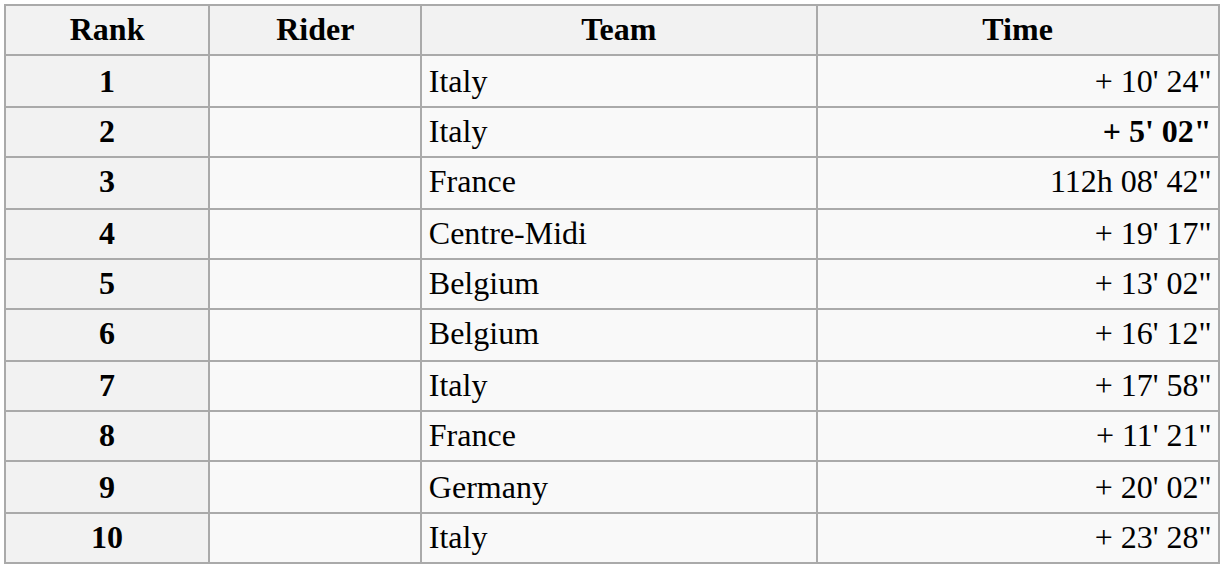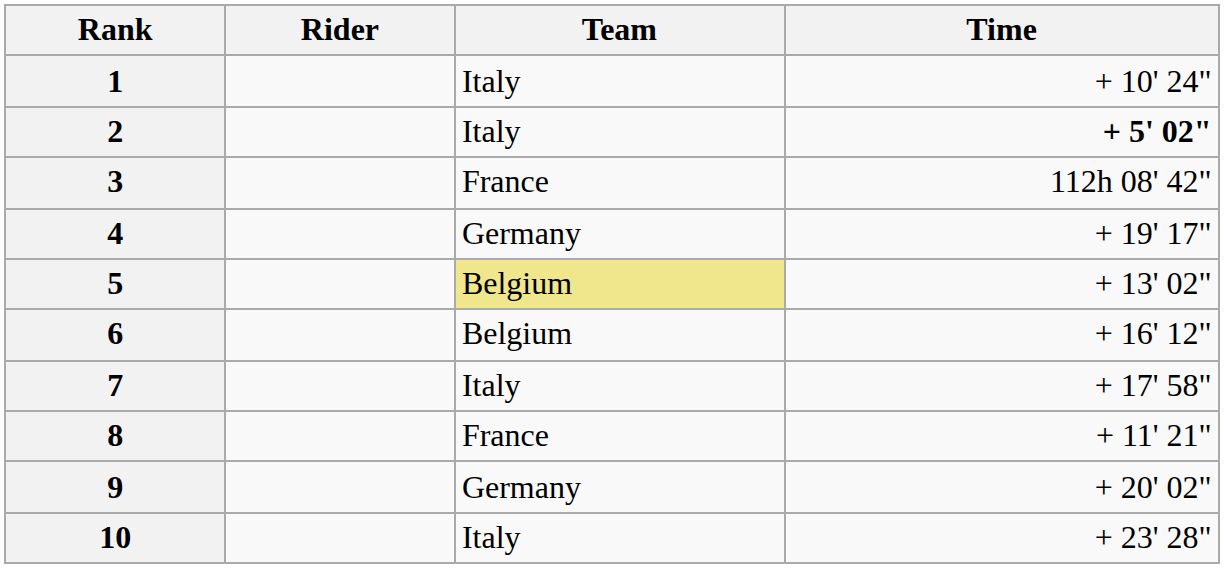(508, 232) Centre-Midi -> (521, 232) Germany
(484, 283) no background -> (517, 283) khaki background
